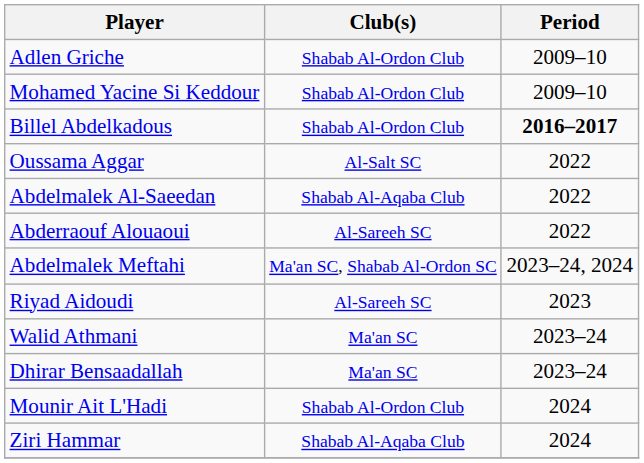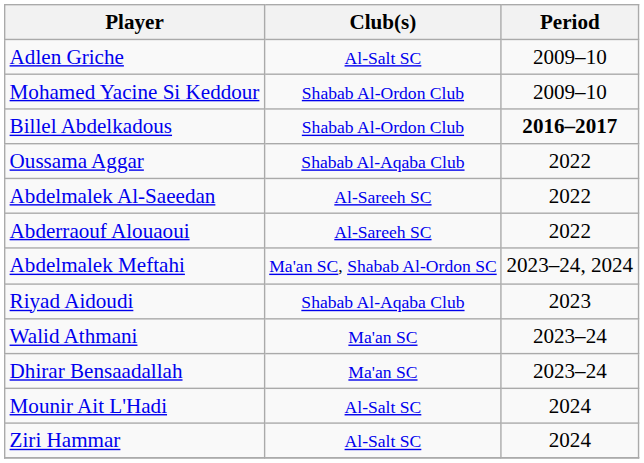(383, 59) Shabab Al-Ordon Club -> (383, 59) Al-Salt SC
(383, 163) Al-Salt SC -> (383, 163) Shabab Al-Aqaba Club
(383, 198) Shabab Al-Aqaba Club -> (383, 198) Al-Sareeh SC
(383, 302) Al-Sareeh SC -> (383, 302) Shabab Al-Aqaba Club
(383, 407) Shabab Al-Ordon Club -> (383, 407) Al-Salt SC
(383, 442) Shabab Al-Aqaba Club -> (383, 442) Al-Salt SC
